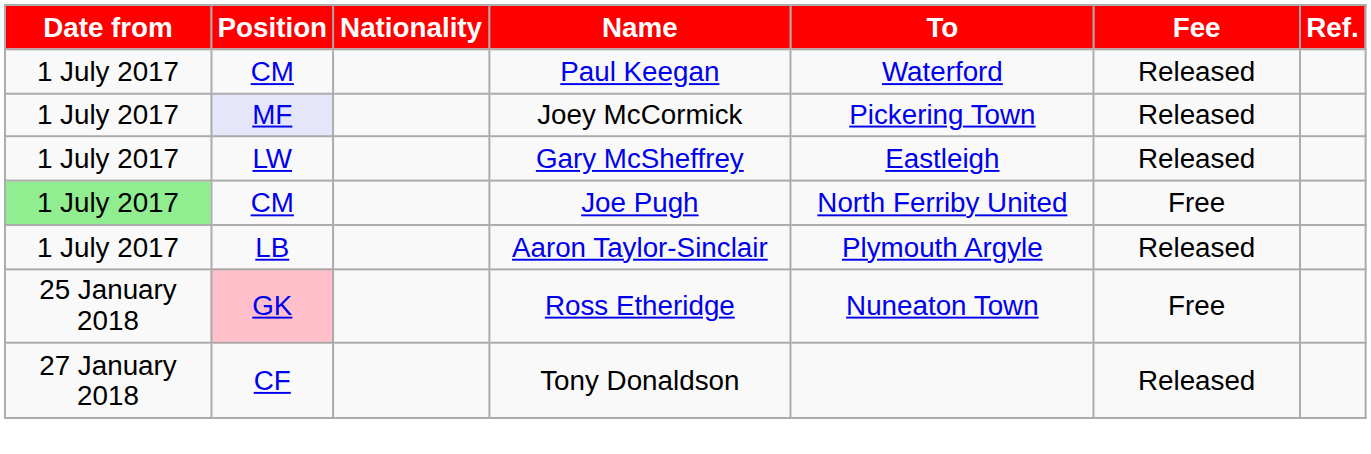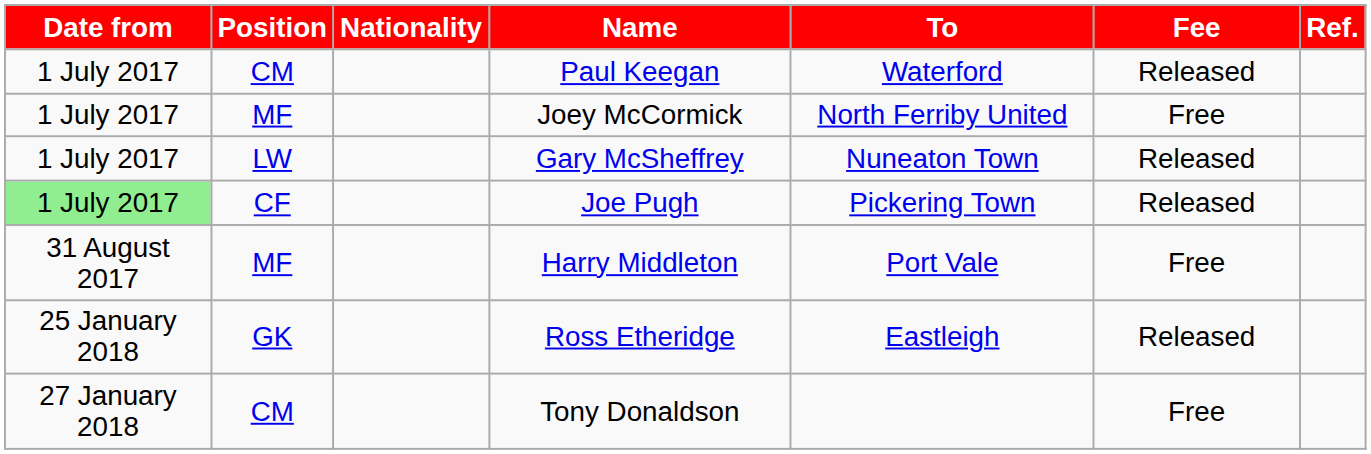(272, 115) lavender background -> (272, 115) no background
(942, 115) Pickering Town -> (942, 115) North Ferriby United
(1197, 115) Released -> (1197, 115) Free
(942, 159) Eastleigh -> (942, 159) Nuneaton Town
(272, 203) CM -> (272, 203) CF
(942, 203) North Ferriby United -> (942, 203) Pickering Town
(1197, 203) Free -> (1197, 203) Released
- row: (640, 247)
+ row: (640, 262)
(272, 306) pink background -> (272, 337) no background
(942, 306) Nuneaton Town -> (942, 337) Eastleigh
(1197, 306) Free -> (1197, 337) Released
(272, 381) CF -> (272, 412) CM
(1197, 381) Released -> (1197, 412) Free
